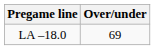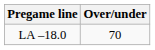(115, 34) 69 -> (115, 34) 70
